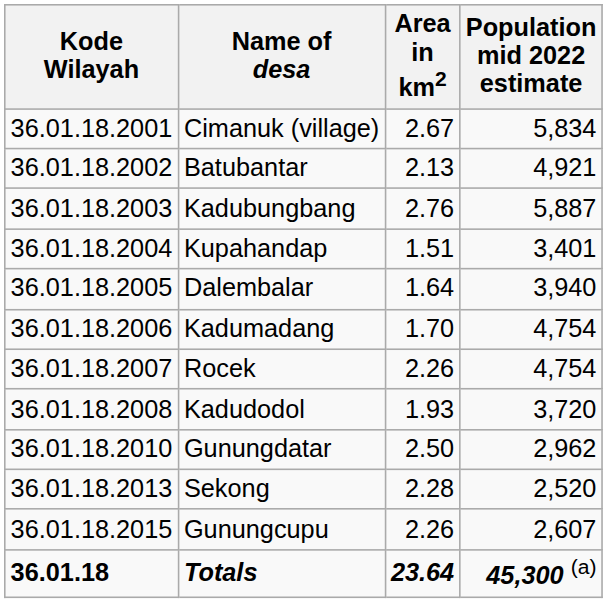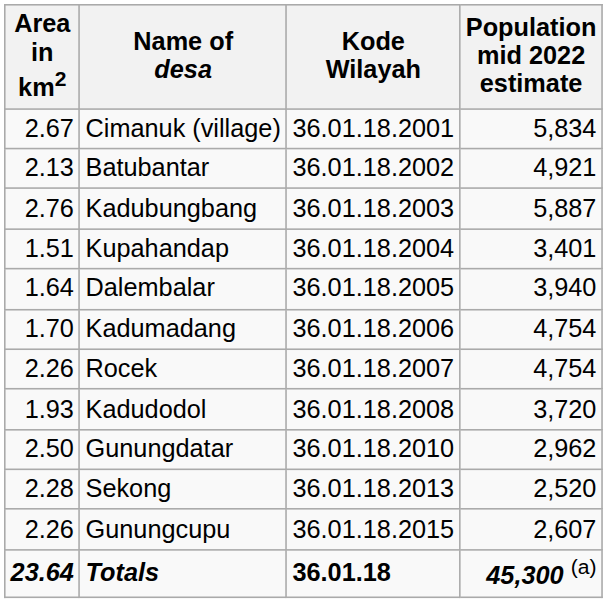columns swapped: (91, 56) <-> (423, 56)
